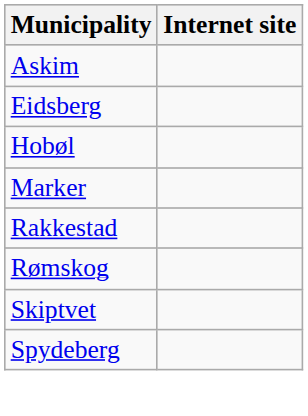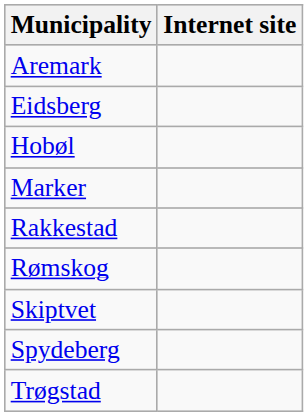+ row: (56, 65)
- row: (45, 65)
+ row: (56, 390)
